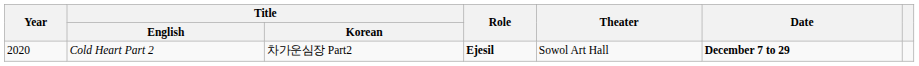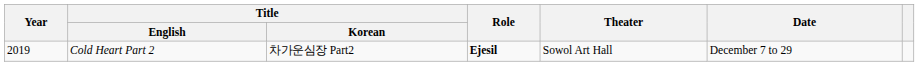(19, 51) 2020 -> (19, 51) 2019
(747, 51) bold -> (751, 51) normal
